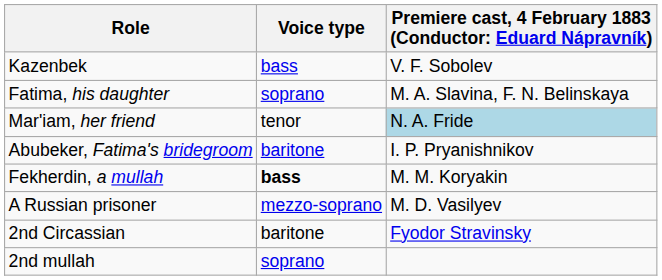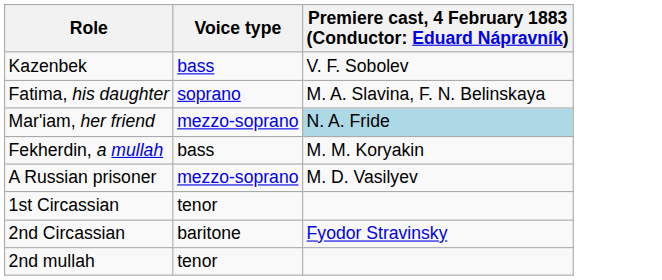(281, 121) tenor -> (238, 121) mezzo-soprano
- row: (131, 149)
(281, 177) bold -> (196, 149) normal
+ row: (64, 205)
(293, 261) soprano -> (197, 261) tenor
